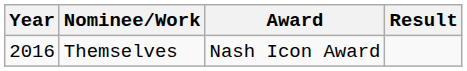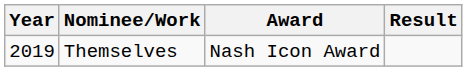(32, 51) 2016 -> (32, 51) 2019
